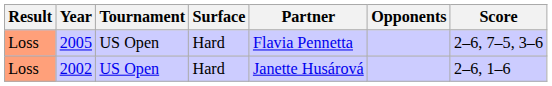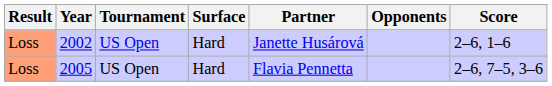rows swapped: (76, 68) <-> (76, 42)
